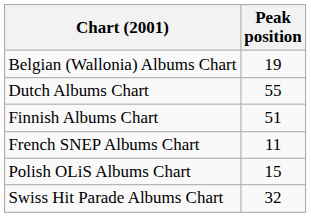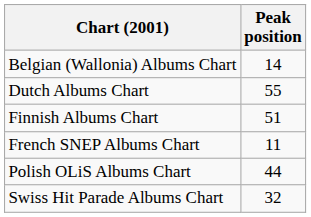(273, 63) 19 -> (273, 63) 14
(273, 171) 15 -> (273, 171) 44
